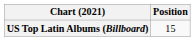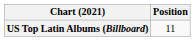(170, 28) 15 -> (170, 28) 11
